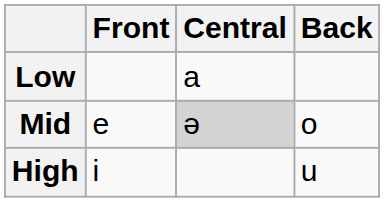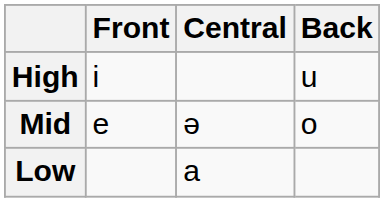rows swapped: (45, 171) <-> (45, 76)
(192, 123) lightgrey background -> (192, 123) no background
